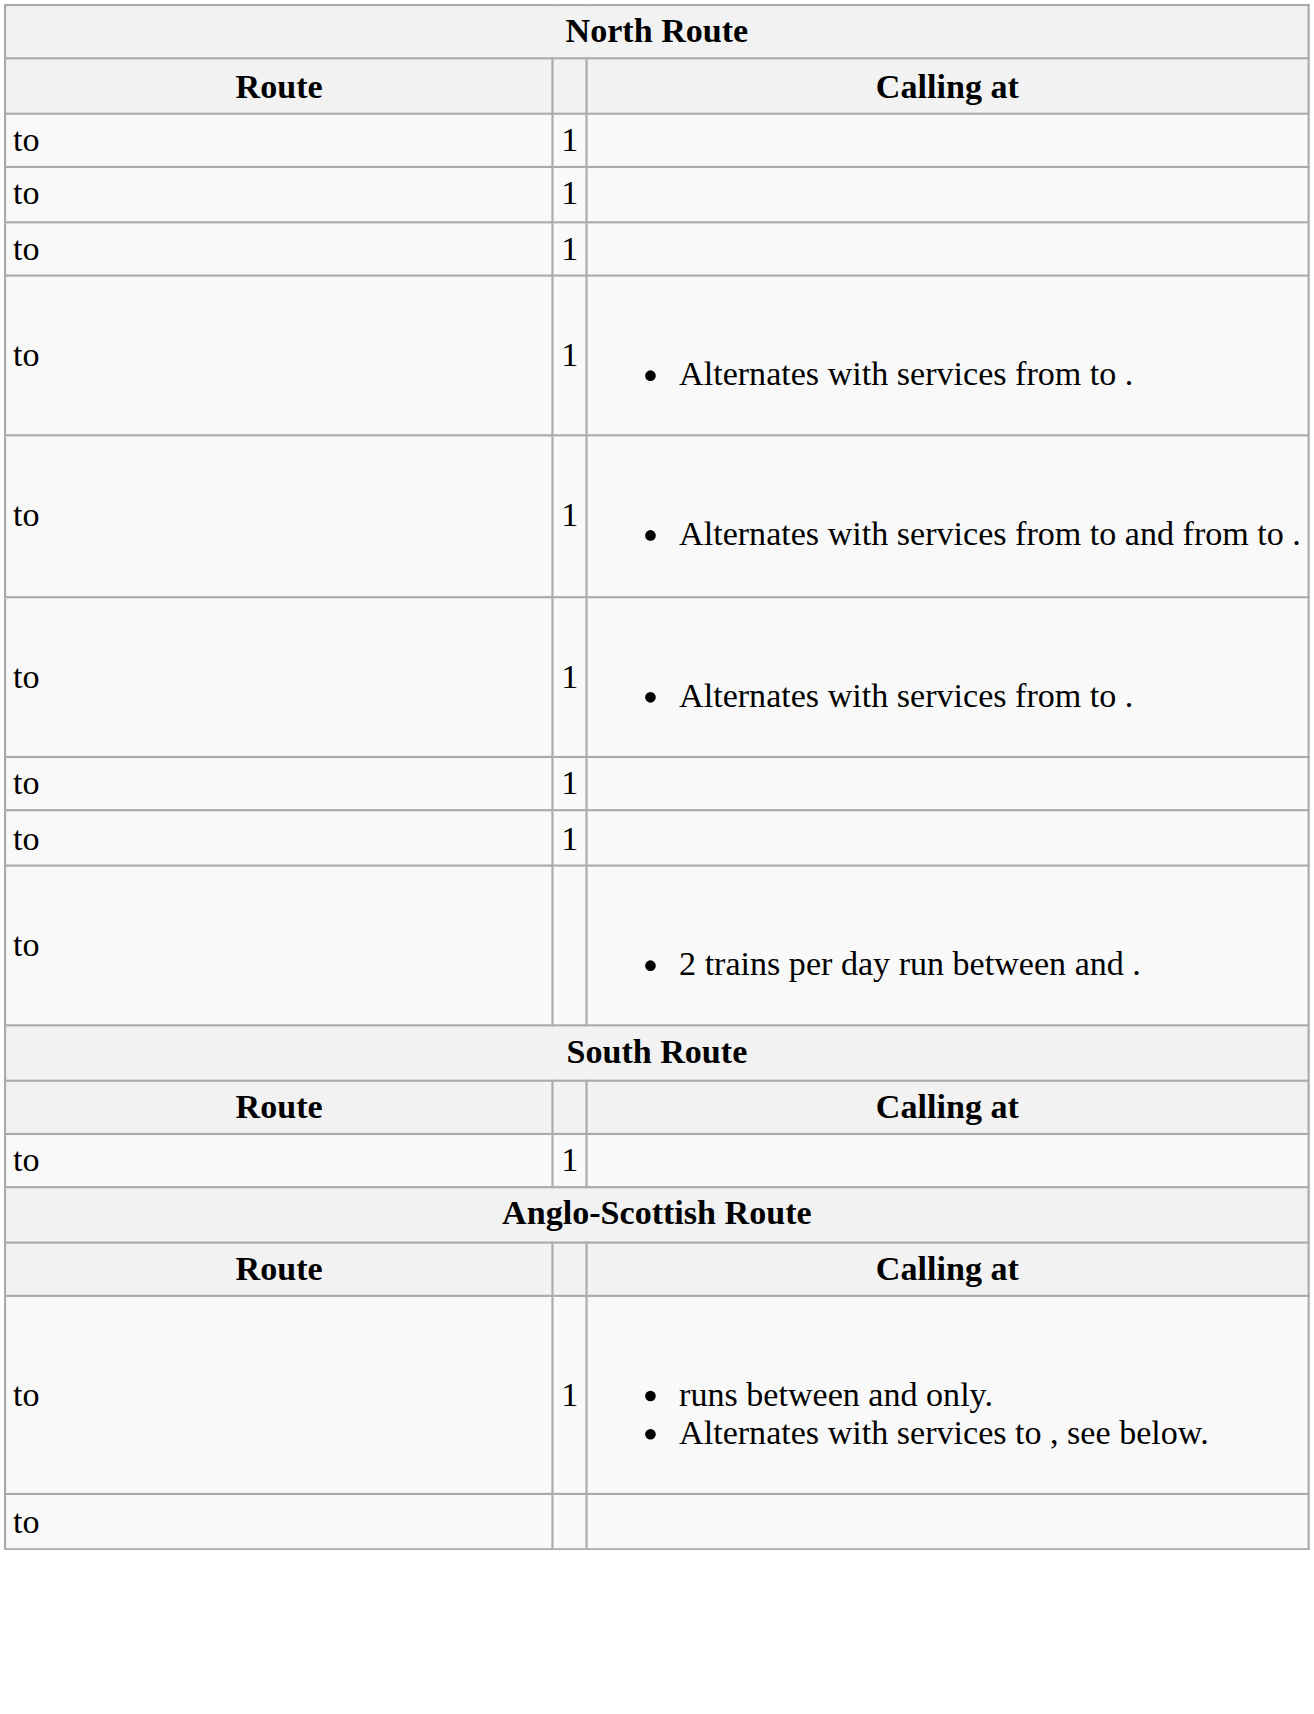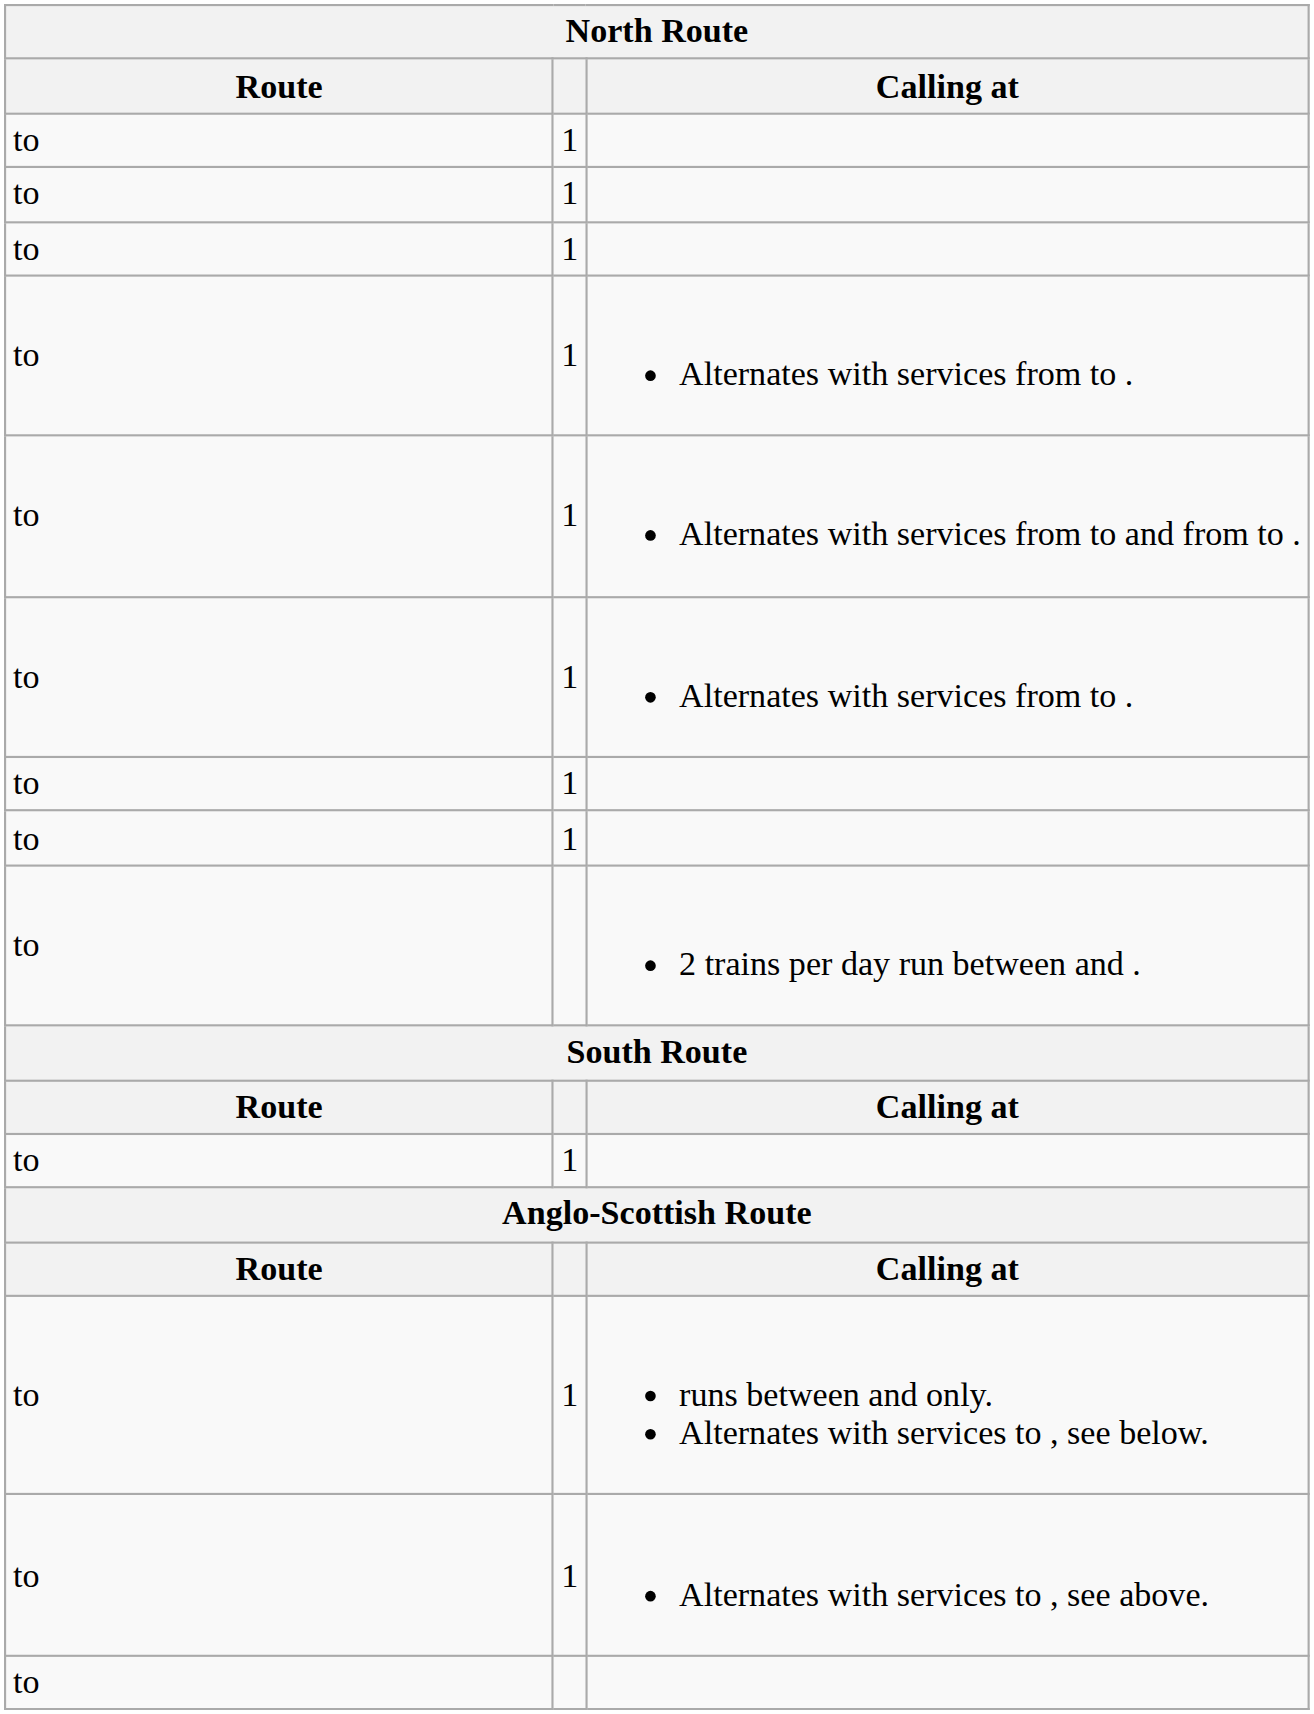+ row: (570, 1574)
